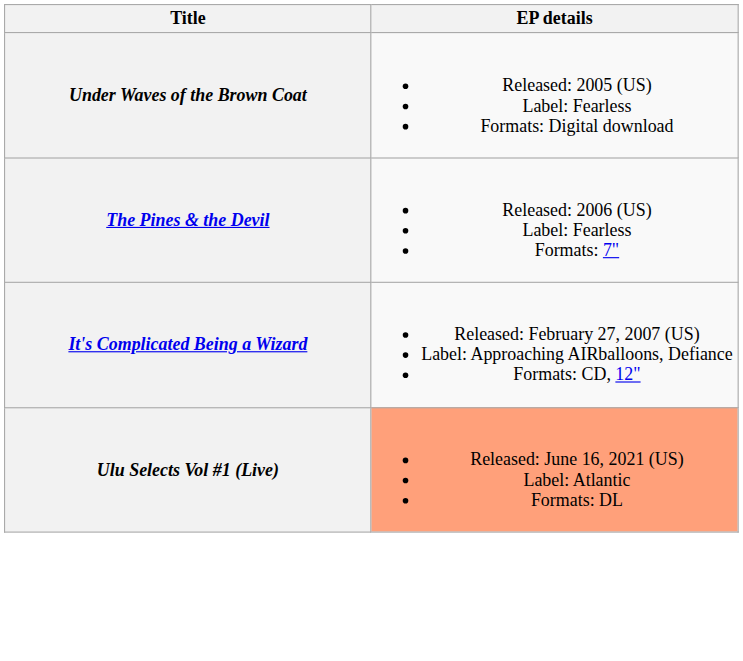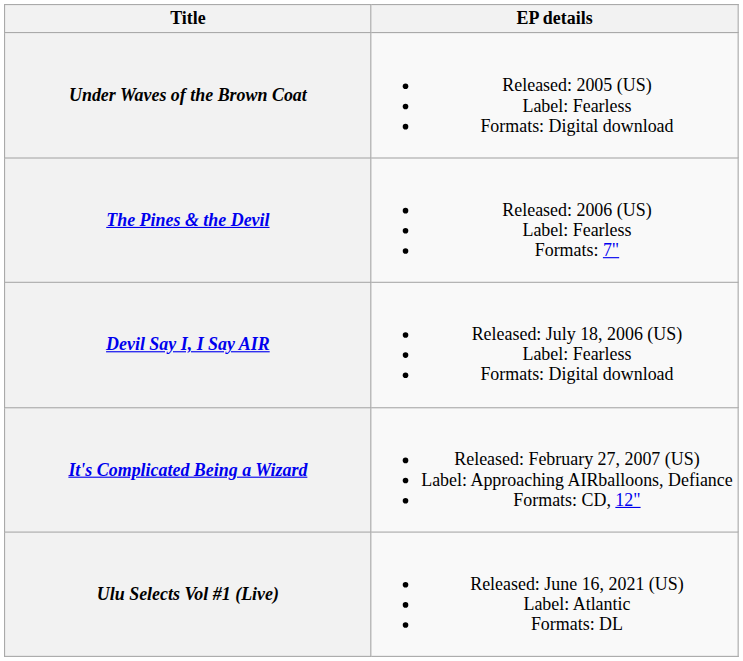+ row: (188, 344)
(555, 480) lightsalmon background -> (555, 604) no background
